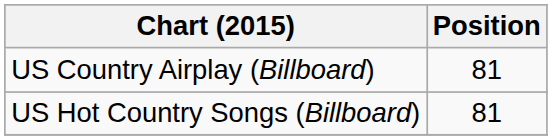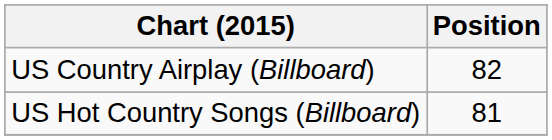(487, 69) 81 -> (487, 69) 82
